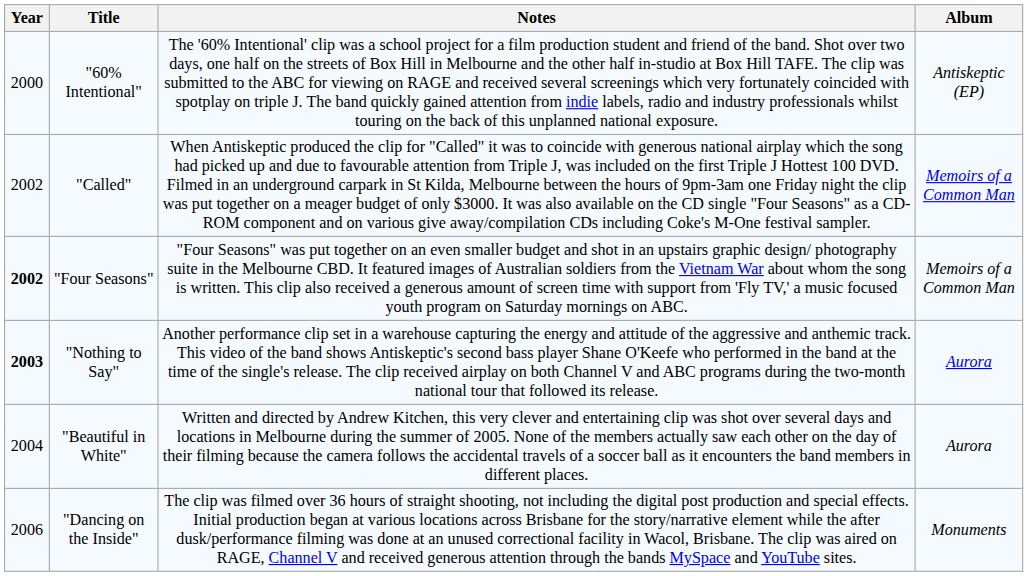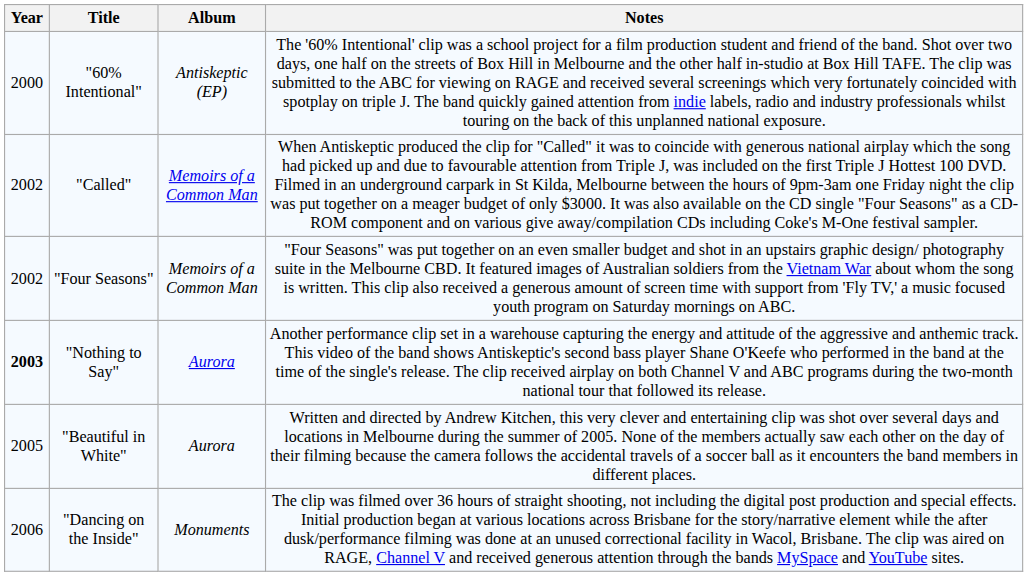columns swapped: (969, 18) <-> (537, 18)
(27, 278) bold -> (27, 278) normal
(27, 446) 2004 -> (27, 446) 2005
